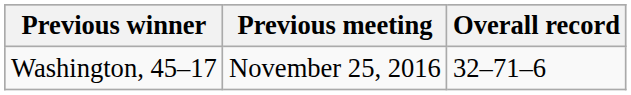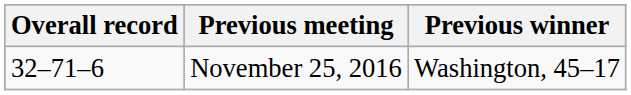columns swapped: (537, 25) <-> (114, 25)
